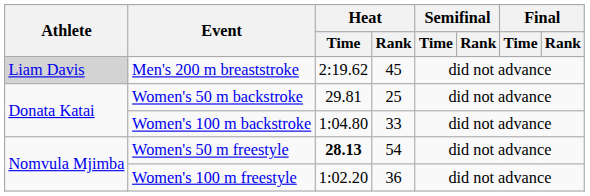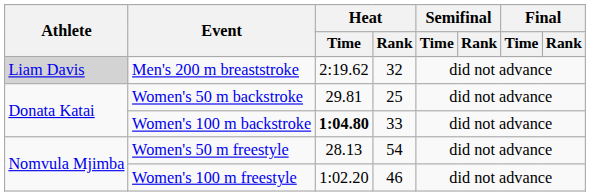(394, 70) 45 -> (394, 70) 32
(343, 124) normal -> (344, 124) bold
(343, 151) bold -> (344, 151) normal
(394, 177) 36 -> (394, 177) 46
